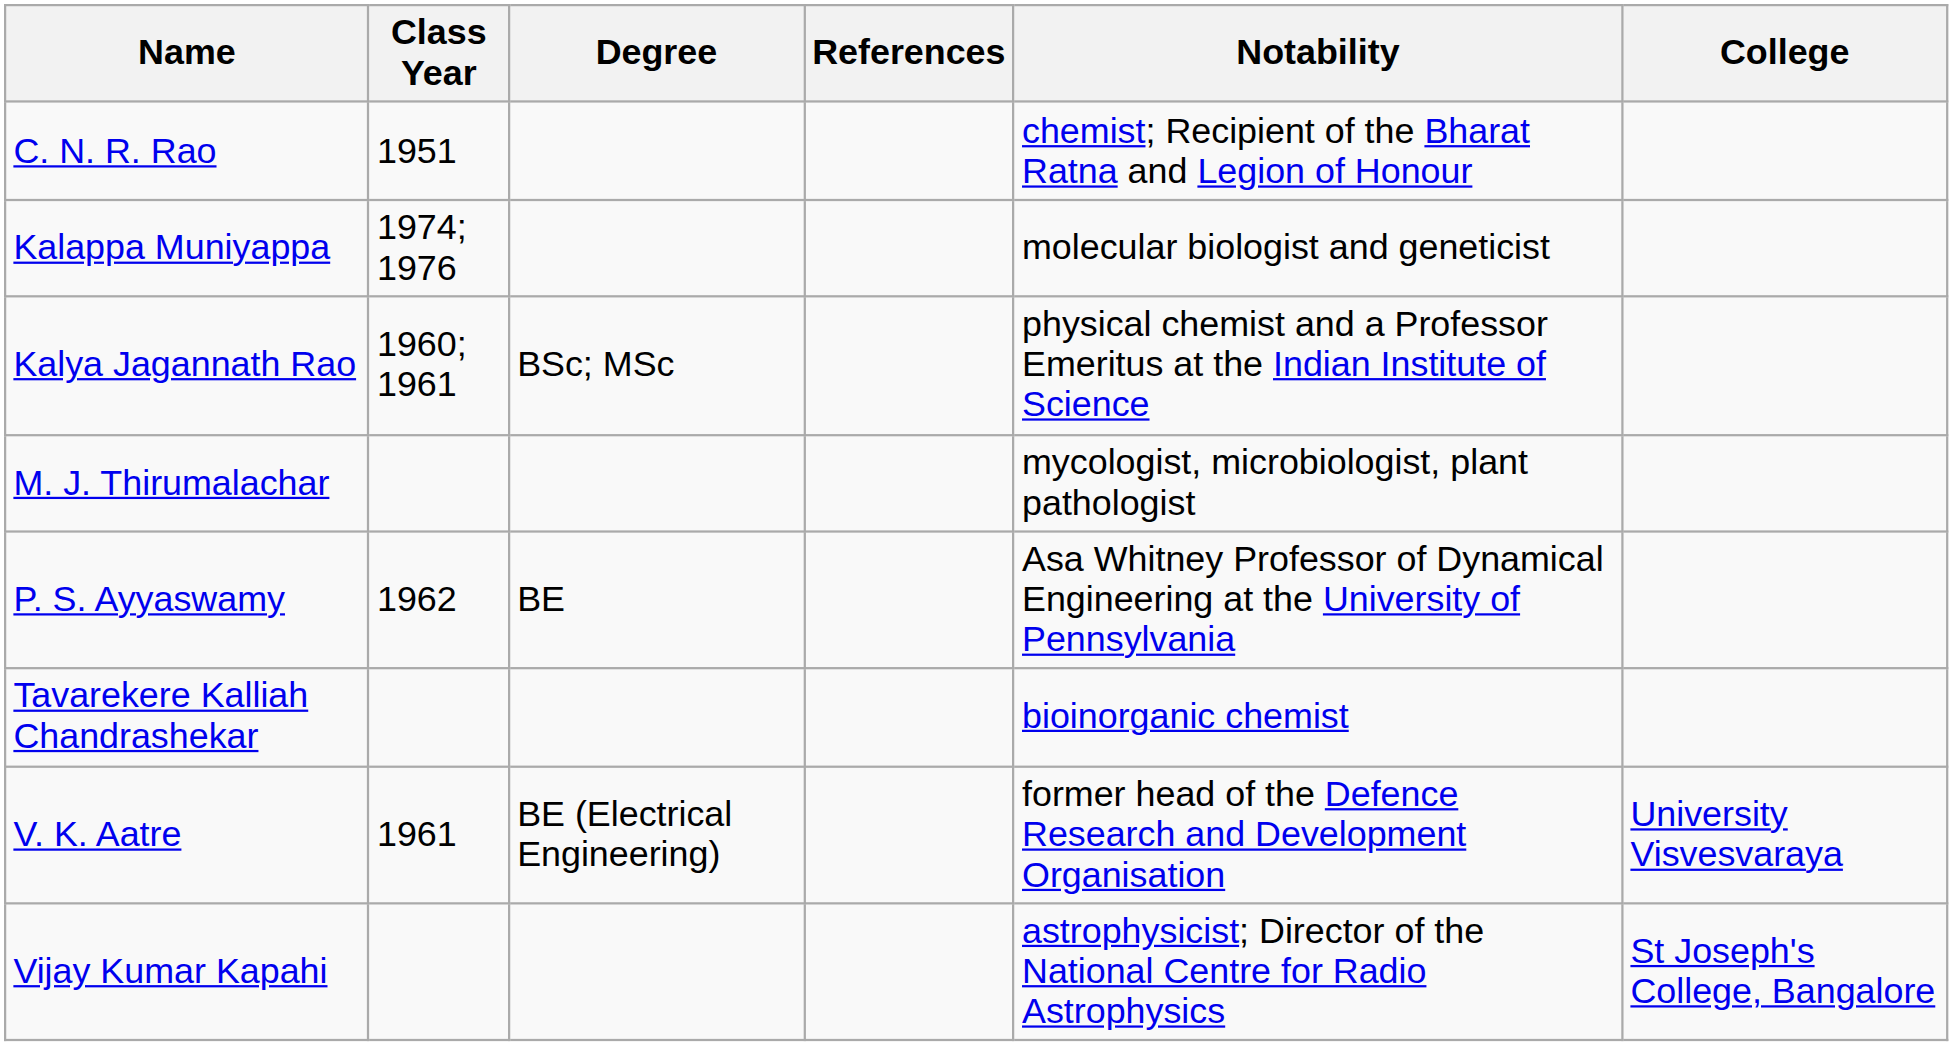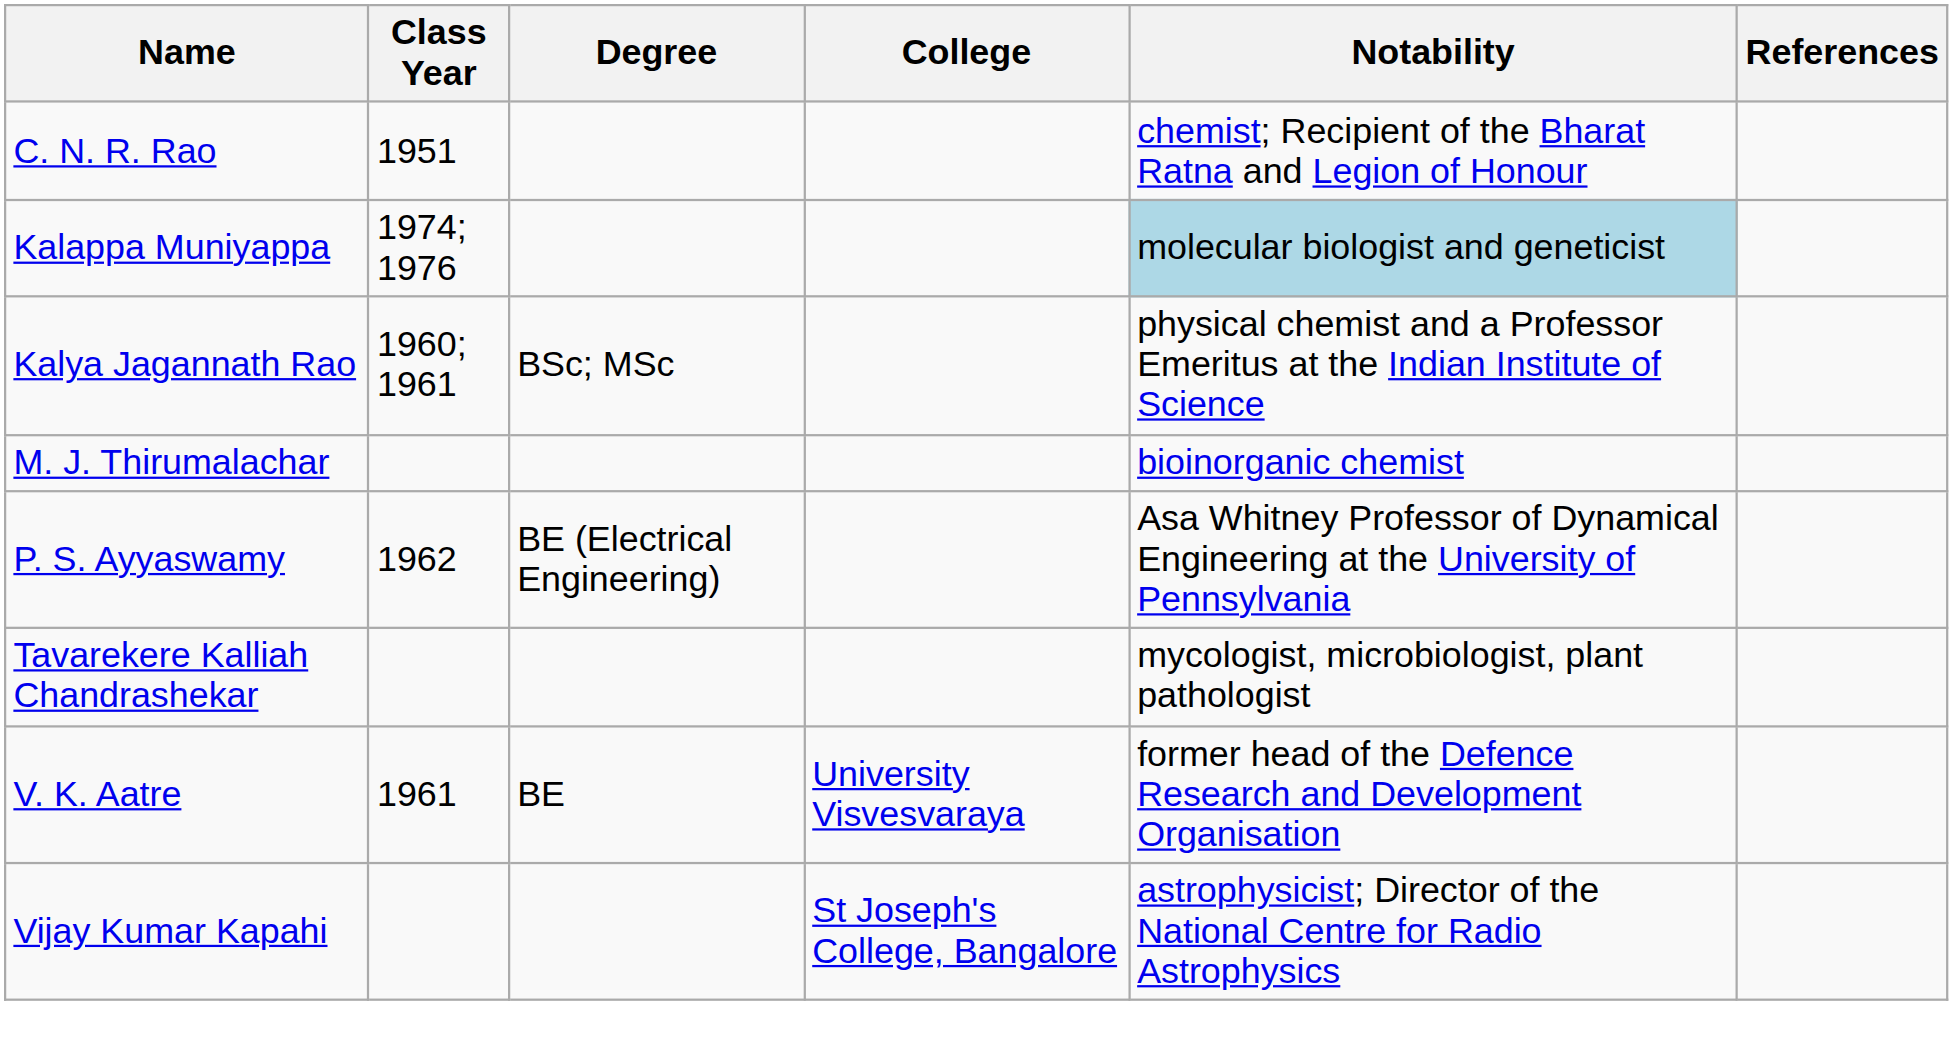columns swapped: (1785, 53) <-> (909, 53)
(1286, 247) no background -> (1401, 247) lightblue background
(1275, 482) mycologist, microbiologist, plant pathologist -> (1300, 461) bioinorganic chemist
(541, 599) BE -> (625, 559) BE (Electrical Engineering)
(1185, 716) bioinorganic chemist -> (1390, 676) mycologist, microbiologist, plant pathologist
(625, 834) BE (Electrical Engineering) -> (541, 793) BE
